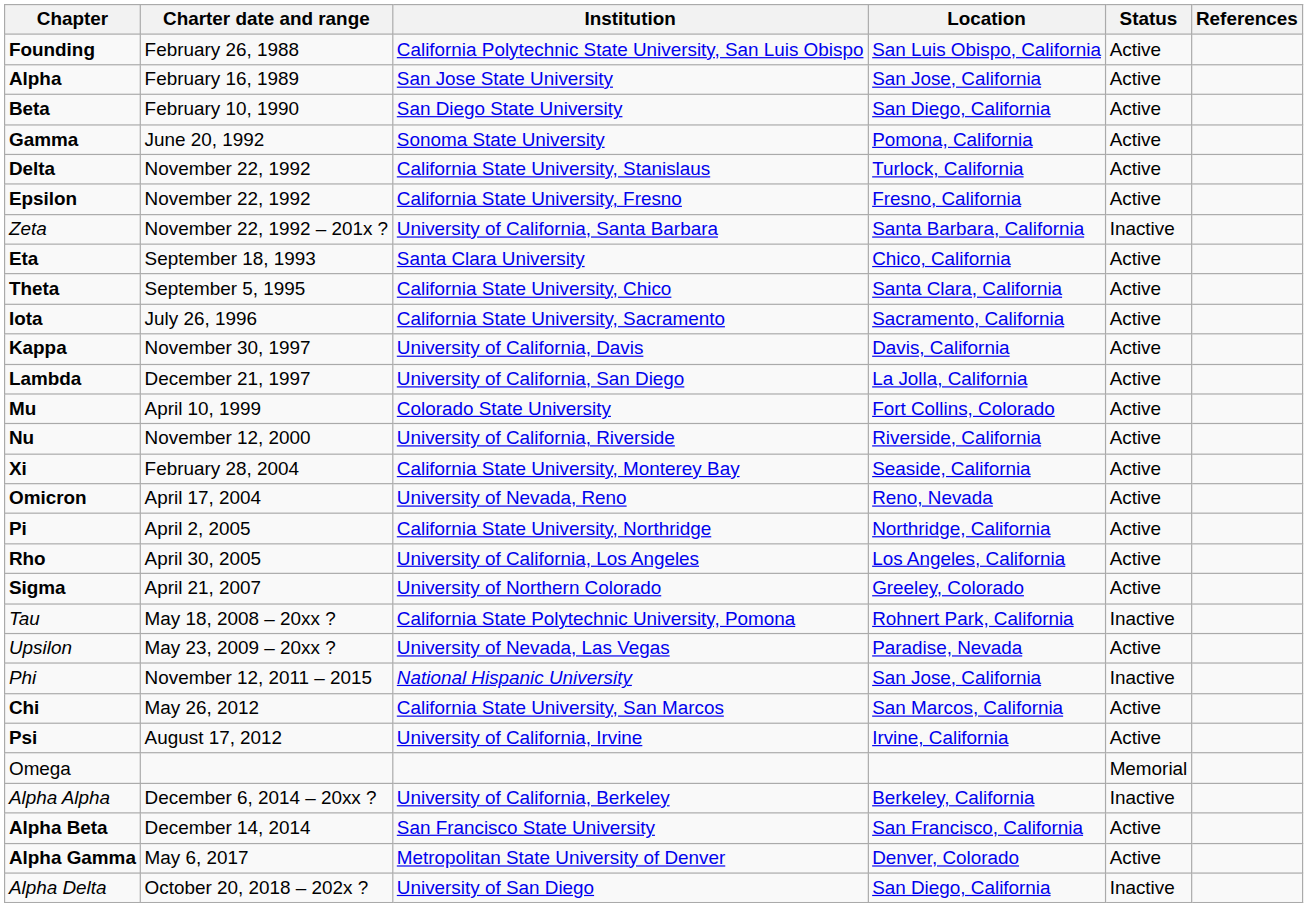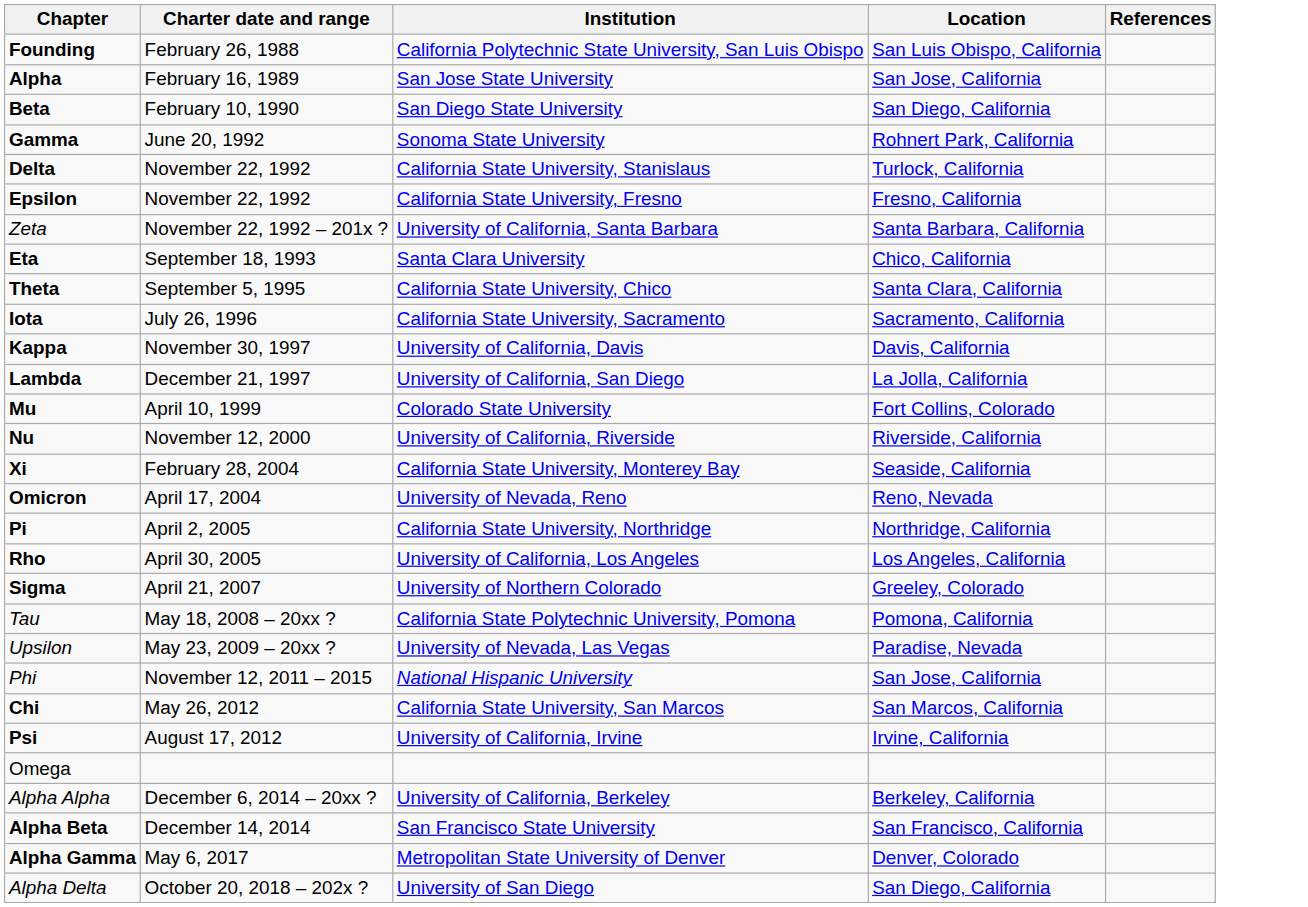- column: (1148, 19)
(952, 139) Pomona, California -> (973, 139) Rohnert Park, California
(973, 618) Rohnert Park, California -> (952, 618) Pomona, California
